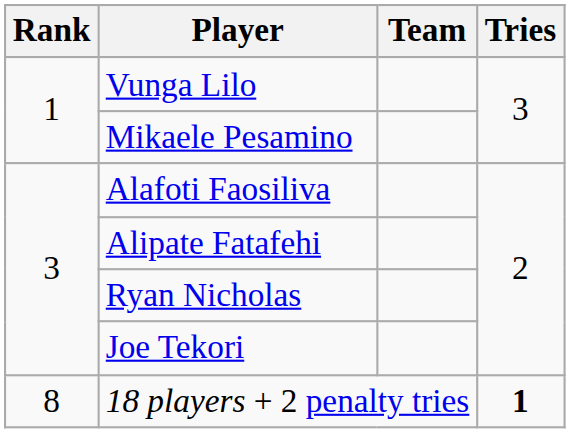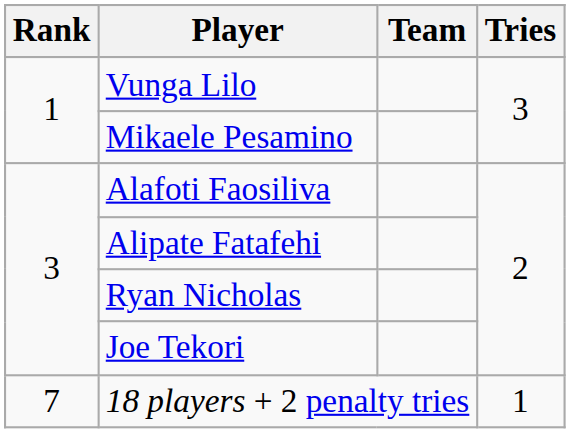(52, 400) 8 -> (52, 400) 7
(520, 400) bold -> (520, 400) normal
